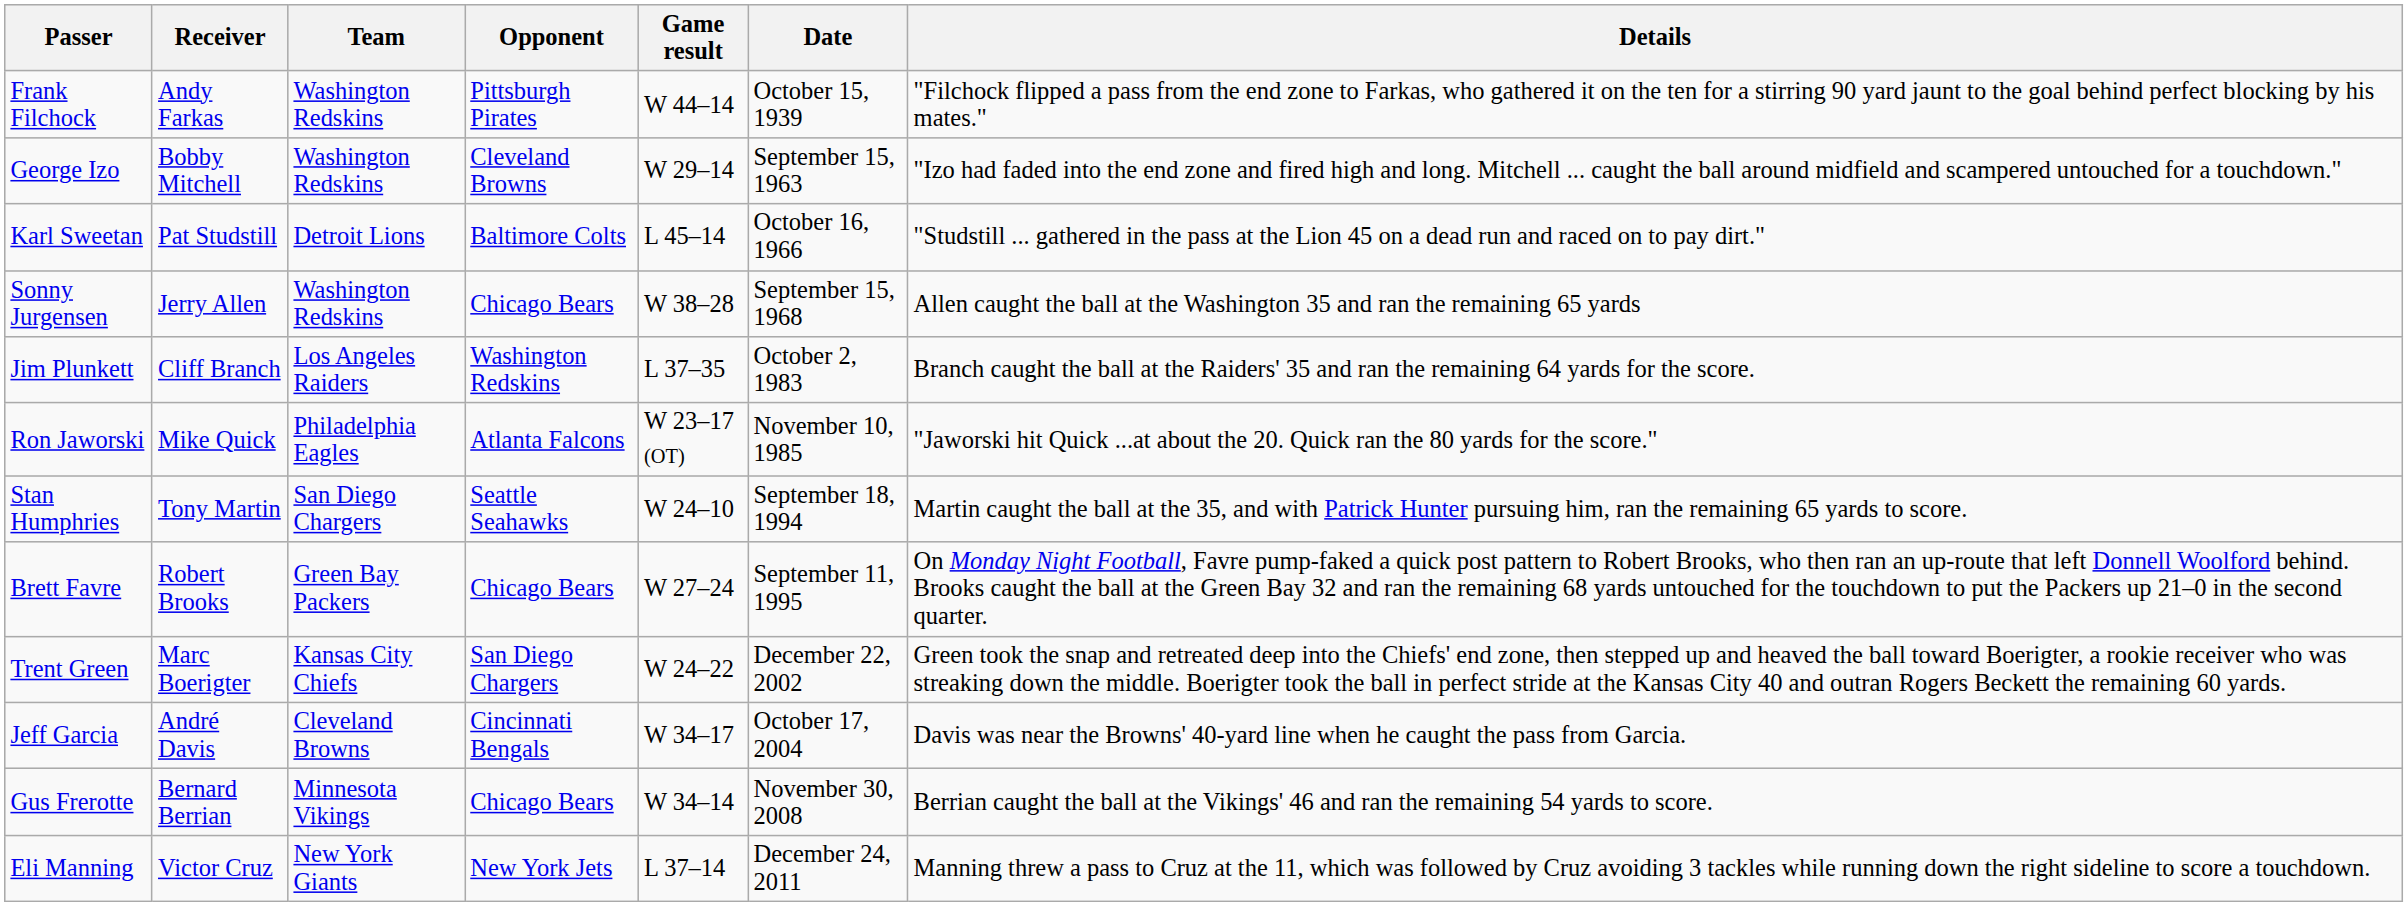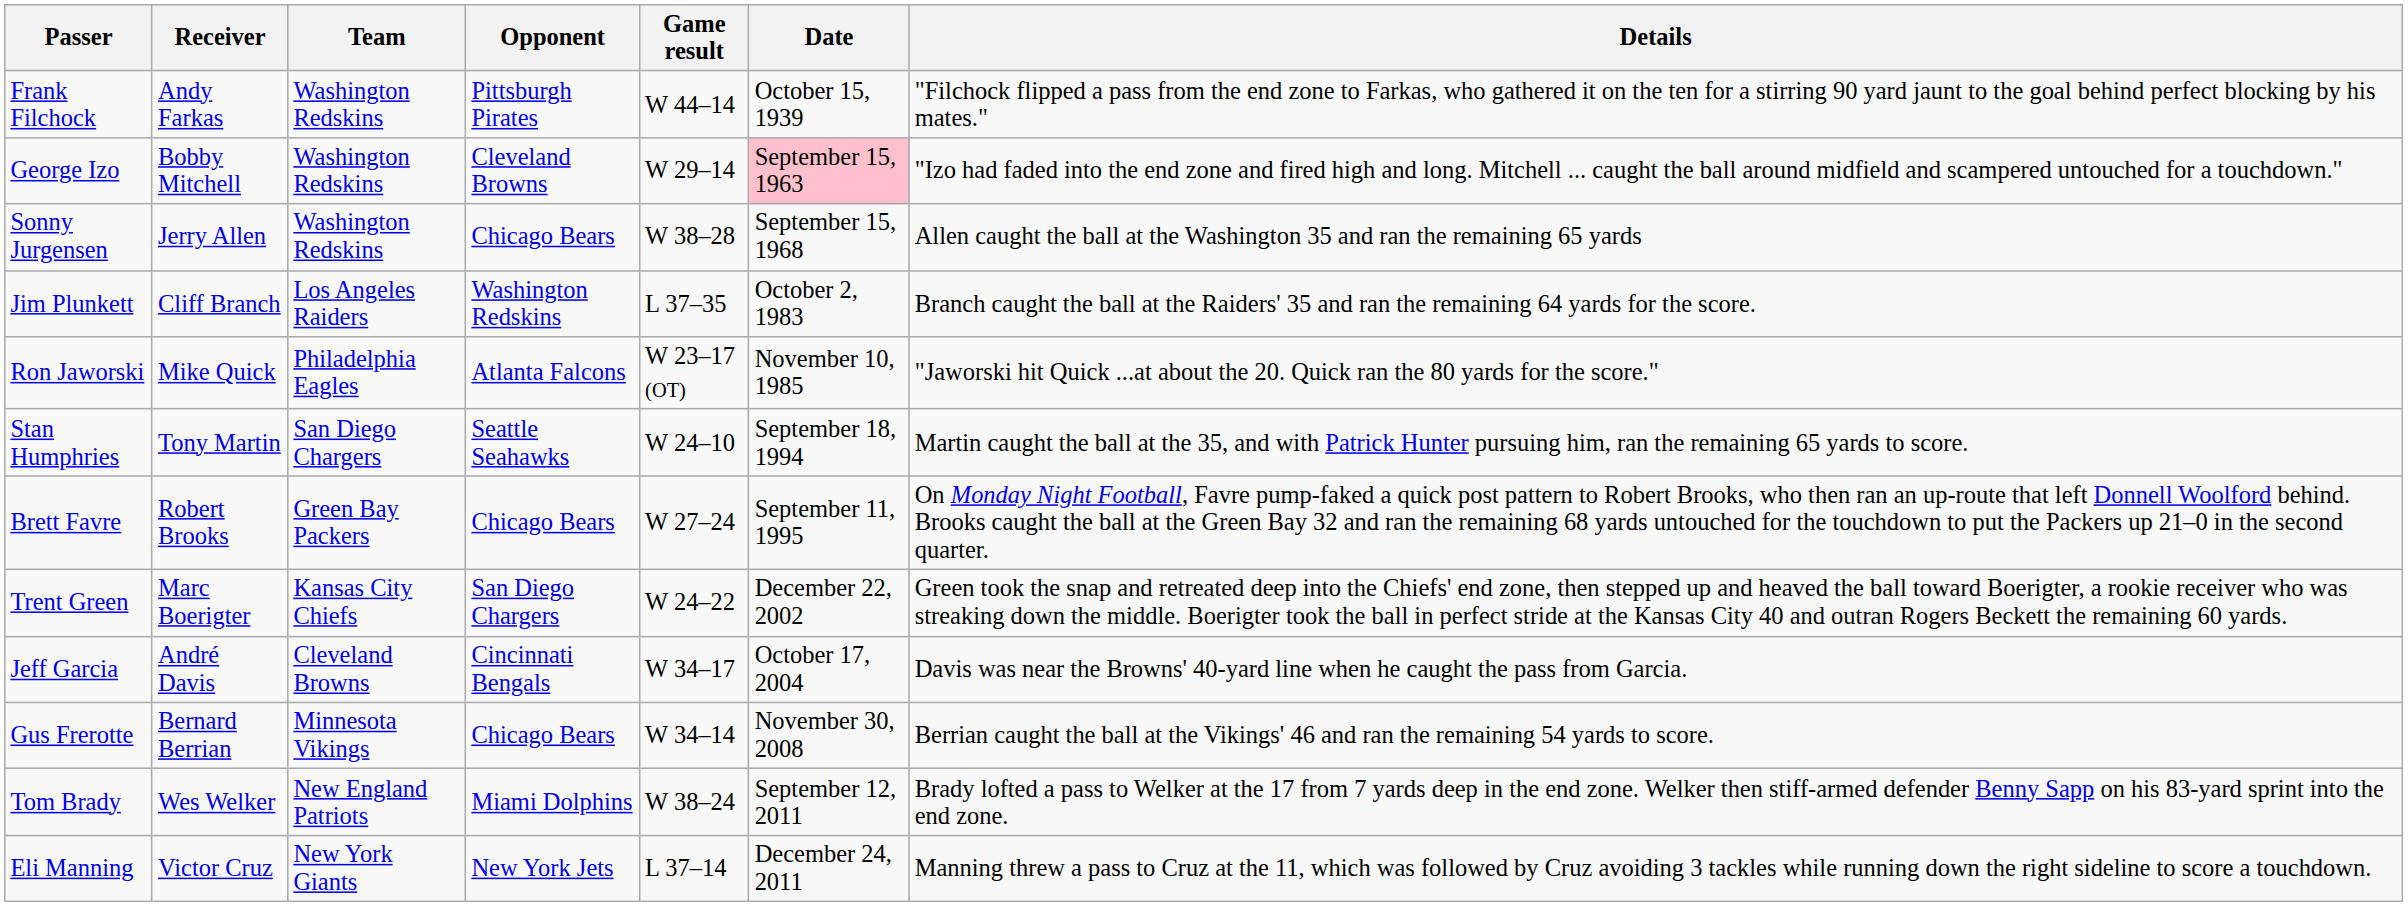(824, 170) no background -> (825, 170) pink background
- row: (77, 236)
+ row: (66, 801)
